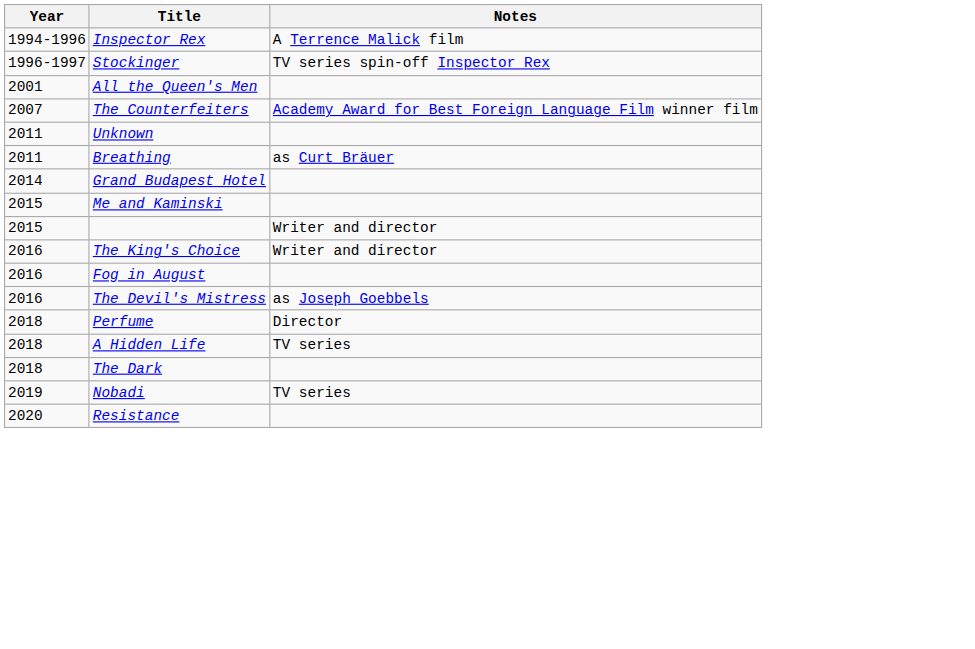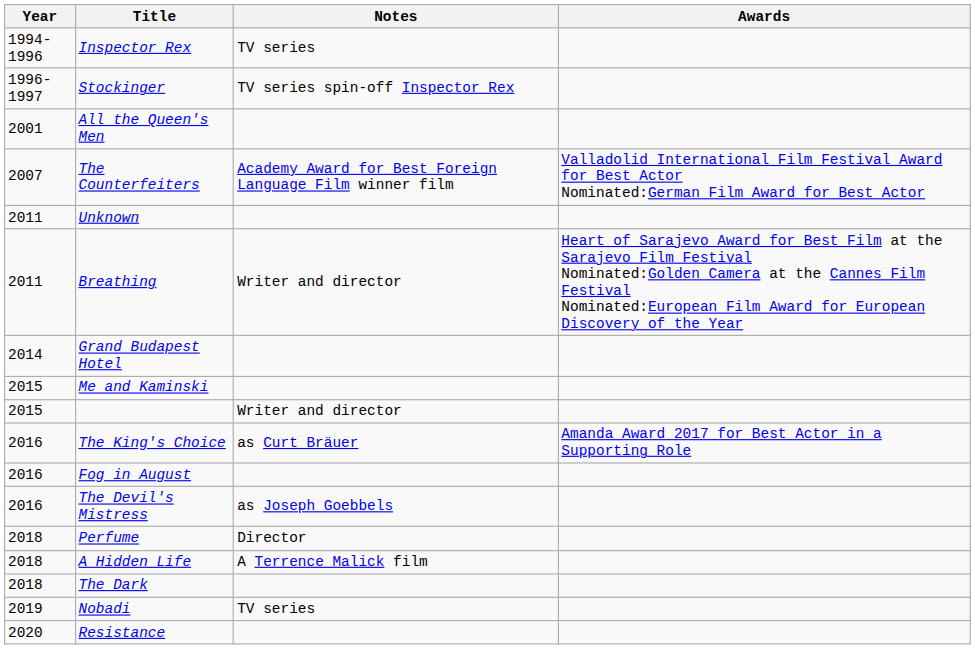+ column: (764, 16)
(368, 40) A Terrence Malick film -> (276, 48) TV series
(333, 157) as Curt Bräuer -> (319, 282) Writer and director
(355, 251) Writer and director -> (298, 443) as Curt Bräuer
(312, 346) TV series -> (332, 562) A Terrence Malick film
